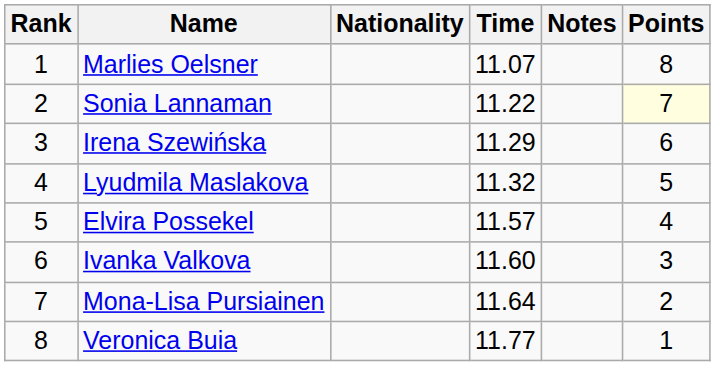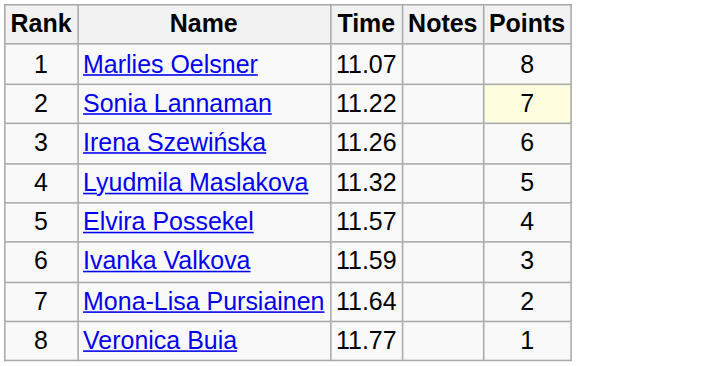- column: (400, 24)
(505, 143) 11.29 -> (366, 143) 11.26
(505, 261) 11.60 -> (366, 261) 11.59
